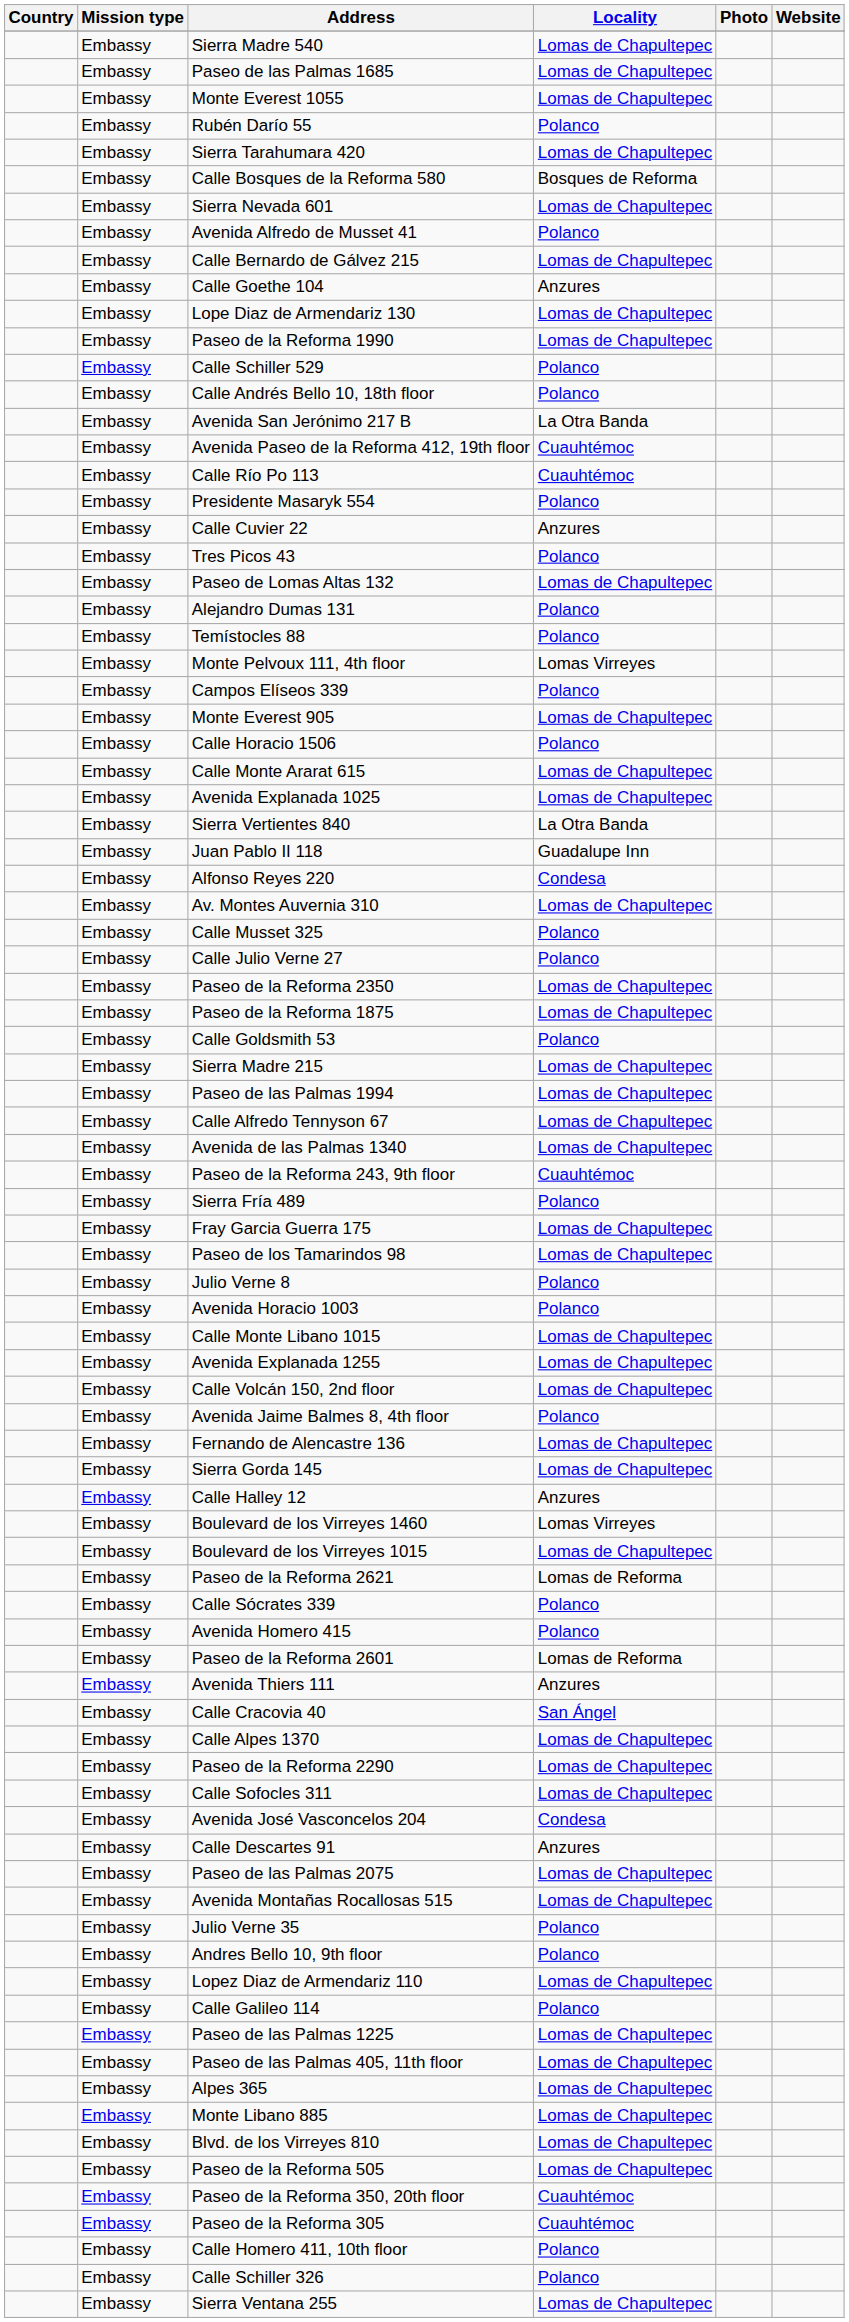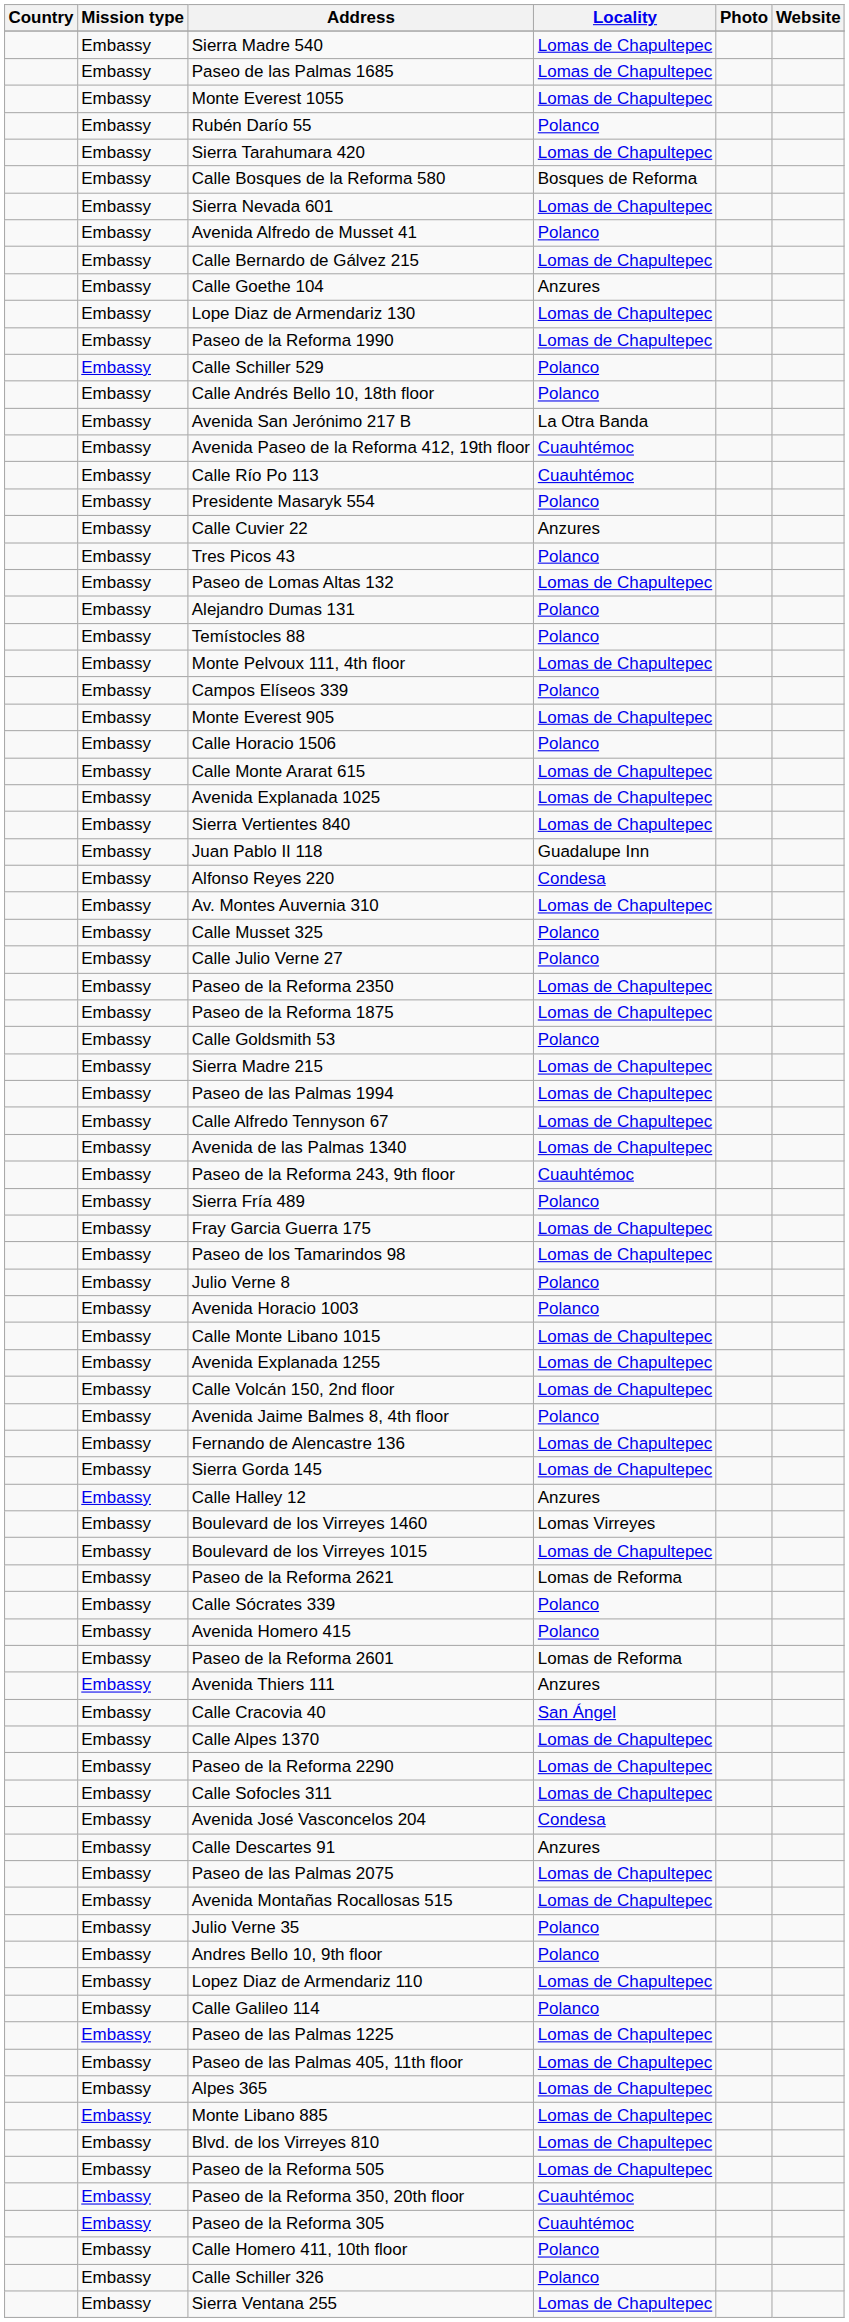(597, 663) Lomas Virreyes -> (625, 663) Lomas de Chapultepec
(593, 824) La Otra Banda -> (625, 824) Lomas de Chapultepec
